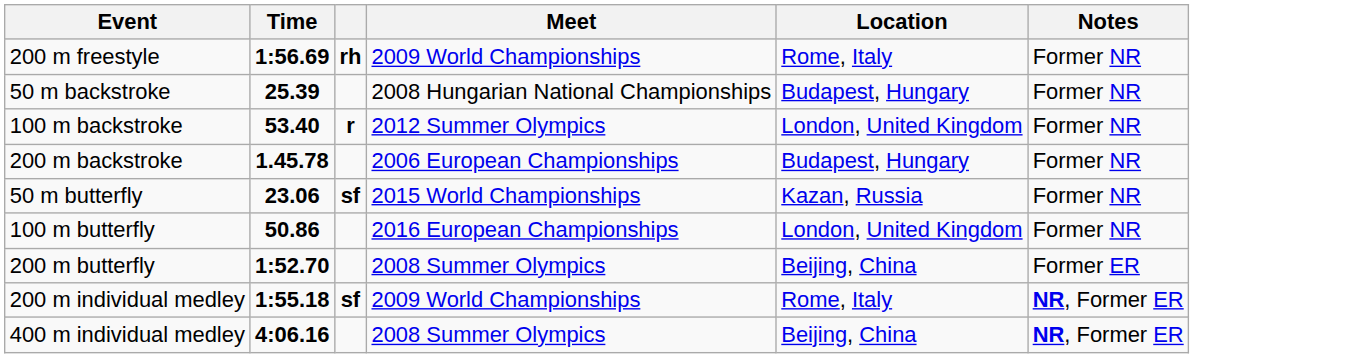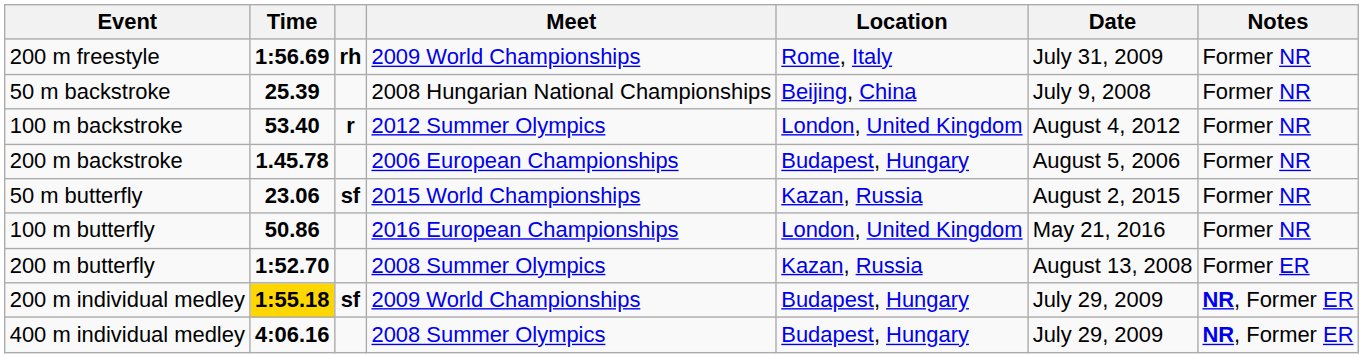+ column: (1113, 21)
(875, 91) Budapest, Hungary -> (849, 91) Beijing, China
(849, 265) Beijing, China -> (852, 265) Kazan, Russia
(292, 299) no background -> (292, 299) gold background
(837, 299) Rome, Italy -> (875, 299) Budapest, Hungary
(849, 334) Beijing, China -> (875, 334) Budapest, Hungary
